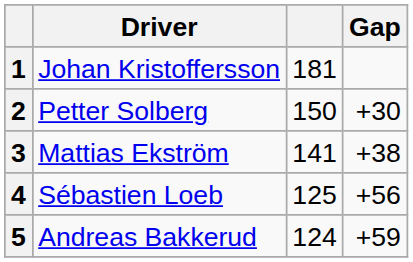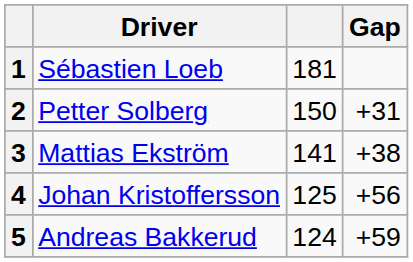(159, 68) Johan Kristoffersson -> (131, 68) Sébastien Loeb
(378, 110) +30 -> (378, 110) +31
(131, 195) Sébastien Loeb -> (159, 195) Johan Kristoffersson
